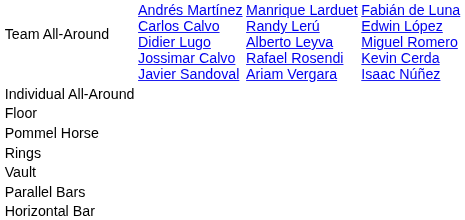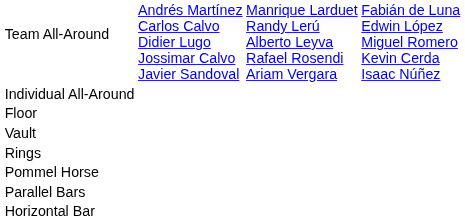rows swapped: (52, 133) <-> (20, 172)
